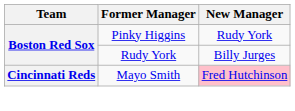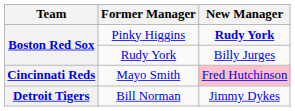(244, 34) normal -> (244, 34) bold
+ row: (148, 95)
